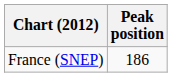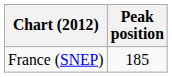(137, 59) 186 -> (137, 59) 185
